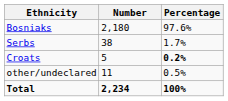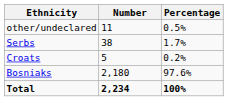rows swapped: (29, 27) <-> (52, 73)
(175, 58) bold -> (175, 58) normal
